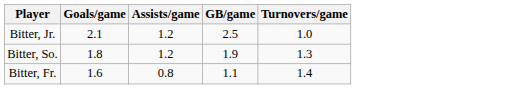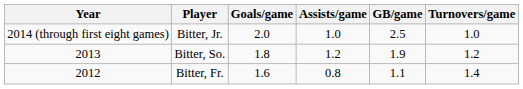+ column: (88, 14)
(95, 34) 2.1 -> (262, 34) 2.0
(166, 34) 1.2 -> (333, 34) 1.0
(304, 53) 1.3 -> (472, 53) 1.2
